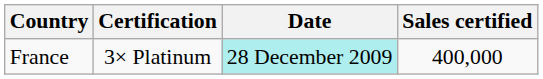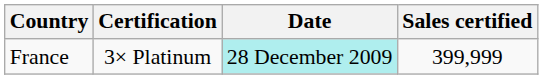(467, 56) 400,000 -> (467, 56) 399,999
